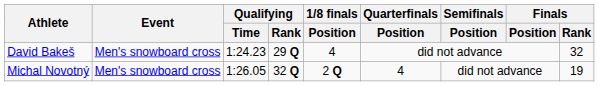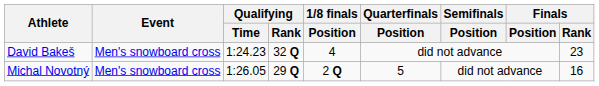(286, 52) 29 Q -> (286, 52) 32 Q
(577, 52) 32 -> (577, 52) 23
(286, 71) 32 Q -> (286, 71) 29 Q
(401, 71) 4 -> (401, 71) 5
(577, 71) 19 -> (577, 71) 16
